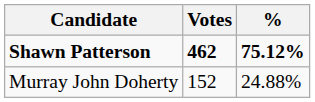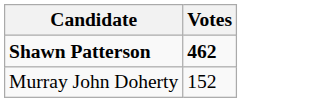- column: (273, 19)
